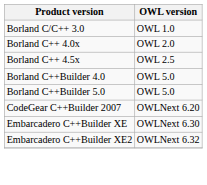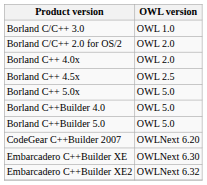+ row: (64, 44)
+ row: (43, 92)
